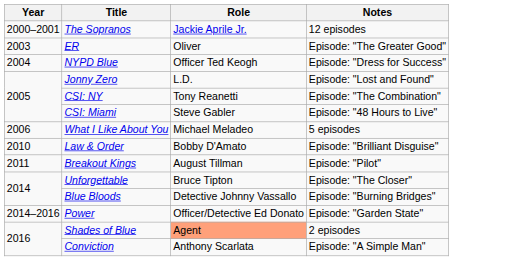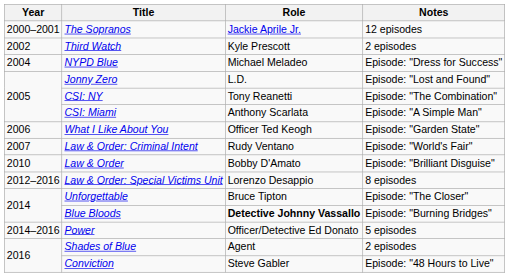+ row: (93, 46)
- row: (72, 46)
(215, 63) Officer Ted Keogh -> (268, 63) Michael Meladeo
(204, 113) Steve Gabler -> (268, 113) Anthony Scarlata
(373, 113) Episode: "48 Hours to Live" -> (423, 113) Episode: "A Simple Man"
(213, 130) Michael Meladeo -> (270, 130) Officer Ted Keogh
(334, 130) 5 episodes -> (422, 130) Episode: "Garden State"
+ row: (131, 146)
- row: (100, 163)
+ row: (144, 180)
(235, 197) normal -> (294, 213) bold
(366, 213) Episode: "Garden State" -> (391, 230) 5 episodes
(187, 230) lightsalmon background -> (241, 247) no background
(213, 247) Anthony Scarlata -> (258, 264) Steve Gabler
(367, 247) Episode: "A Simple Man" -> (429, 264) Episode: "48 Hours to Live"
